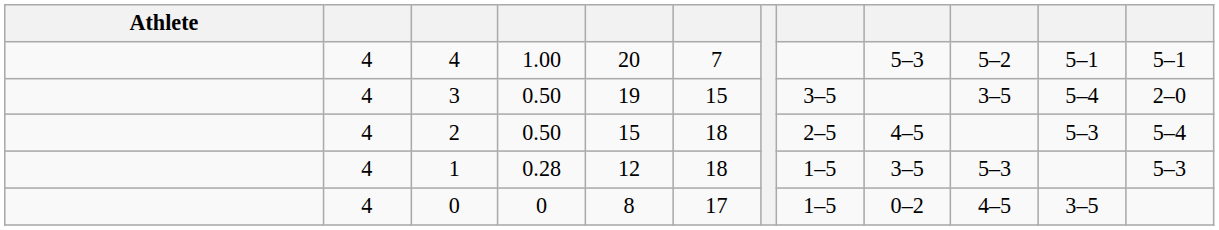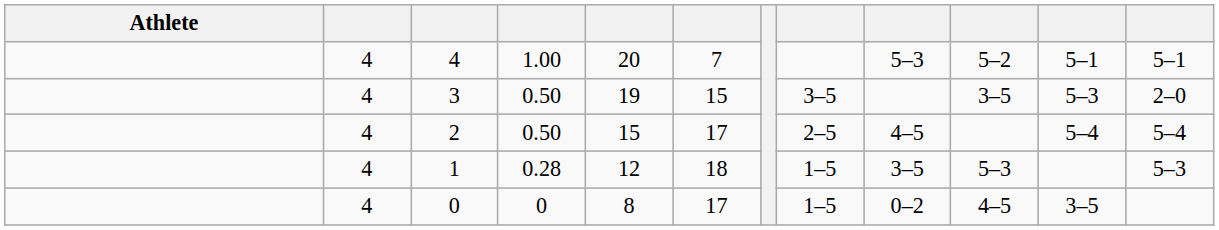(1082, 96) 5–4 -> (1082, 96) 5–3
(716, 132) 18 -> (716, 132) 17
(1082, 132) 5–3 -> (1082, 132) 5–4
